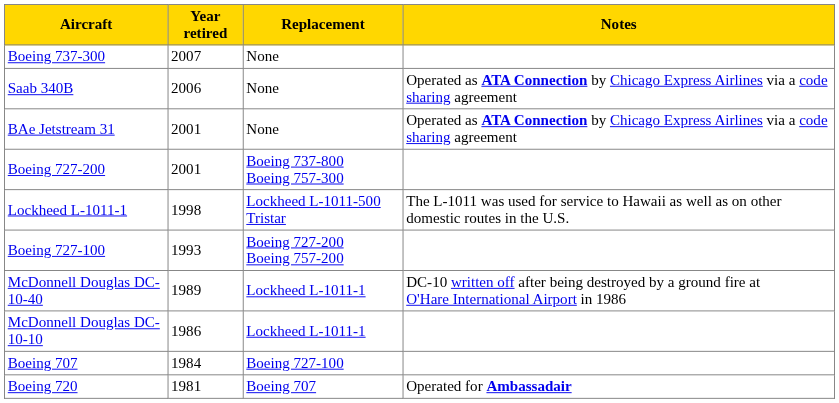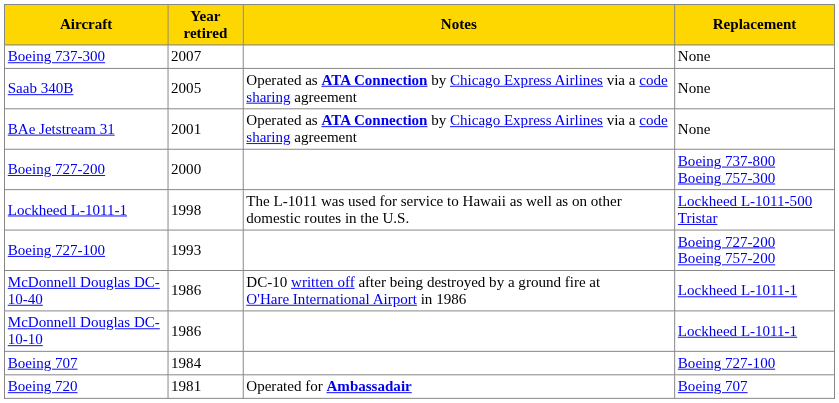columns swapped: (323, 24) <-> (619, 24)
(186, 88) 2006 -> (186, 88) 2005
(186, 169) 2001 -> (186, 169) 2000
(186, 290) 1989 -> (186, 290) 1986
